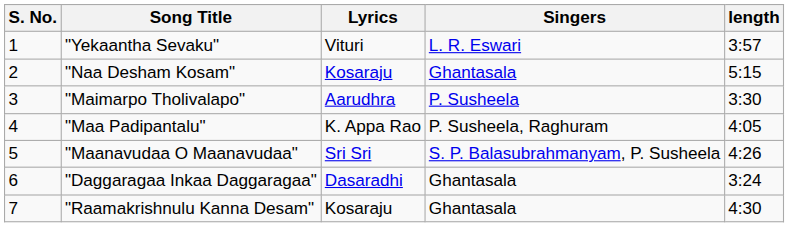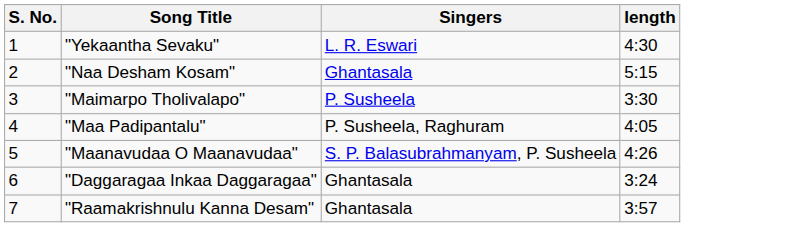- column: (373, 18)
(745, 45) 3:57 -> (641, 45) 4:30
(745, 208) 4:30 -> (641, 208) 3:57
